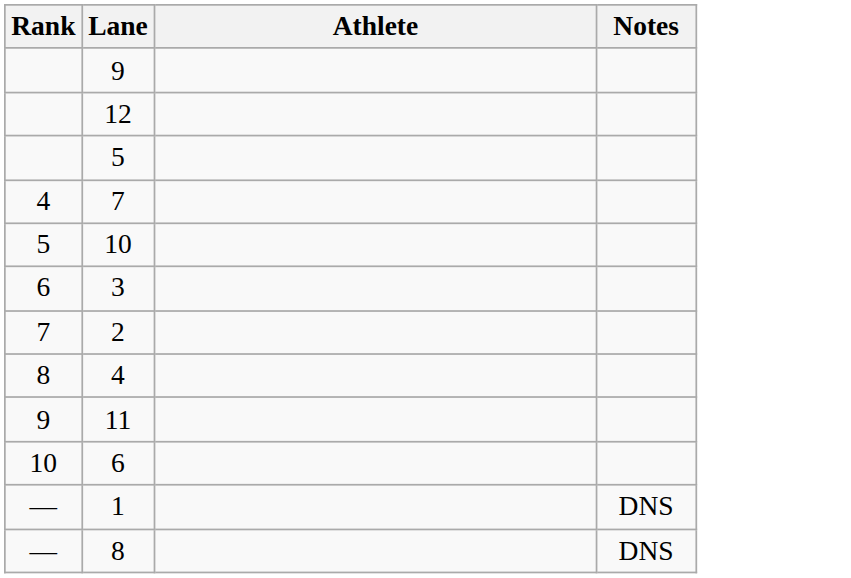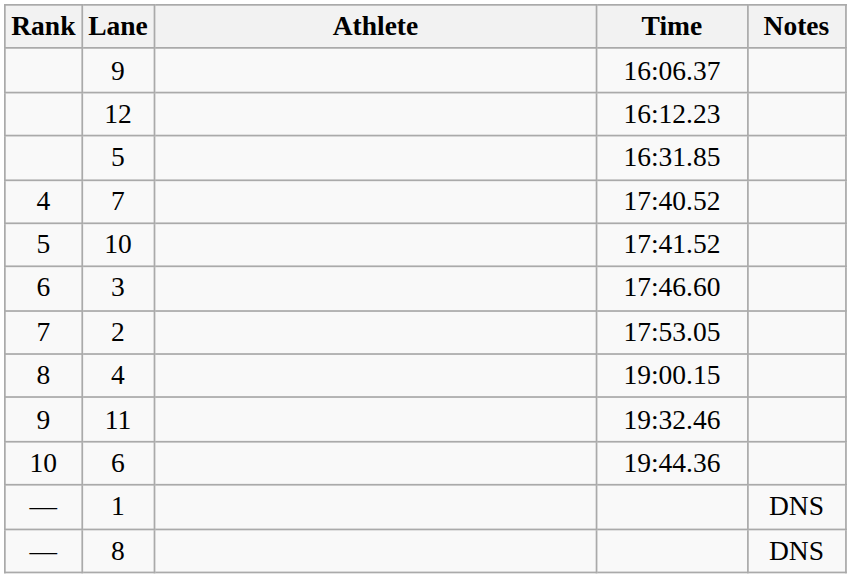+ column: (672, 26)
